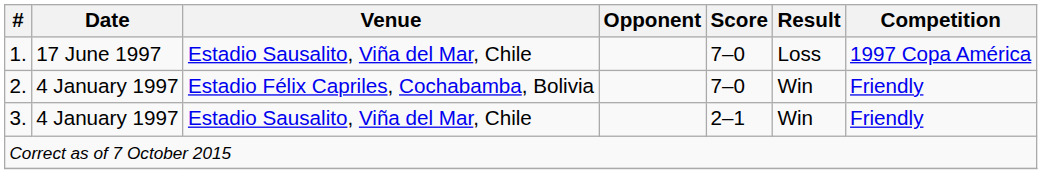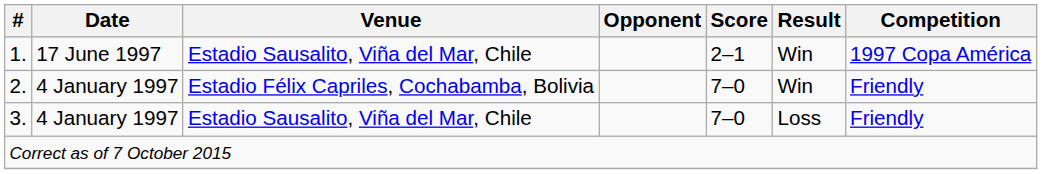(728, 53) 7–0 -> (728, 53) 2–1
(799, 53) Loss -> (795, 53) Win
(728, 119) 2–1 -> (728, 119) 7–0
(795, 119) Win -> (799, 119) Loss
